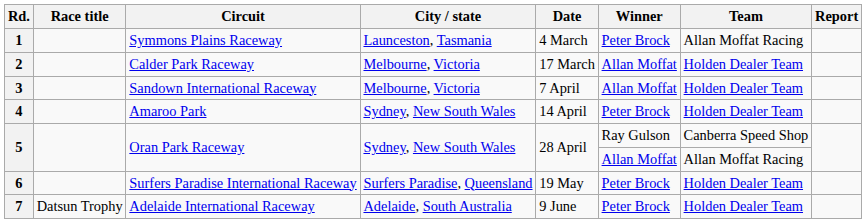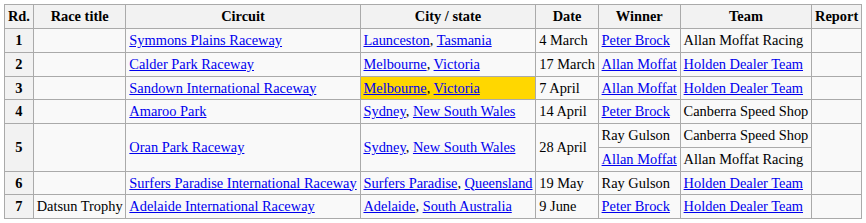(422, 88) no background -> (422, 88) gold background
(743, 111) Holden Dealer Team -> (746, 111) Canberra Speed Shop
(636, 183) Peter Brock -> (636, 183) Ray Gulson
